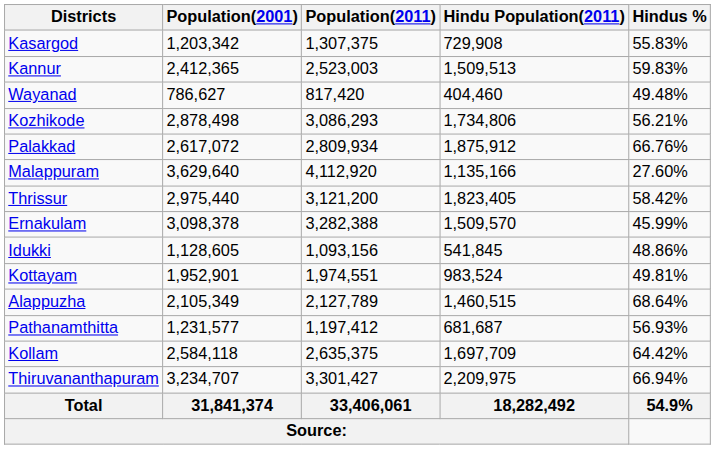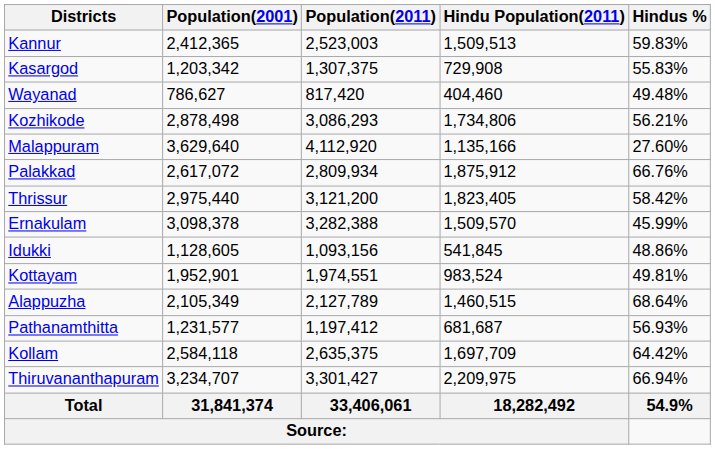rows swapped: (43, 43) <-> (35, 69)
rows swapped: (54, 172) <-> (42, 146)
